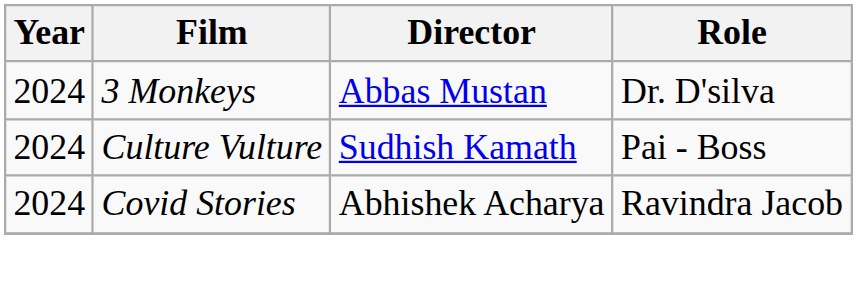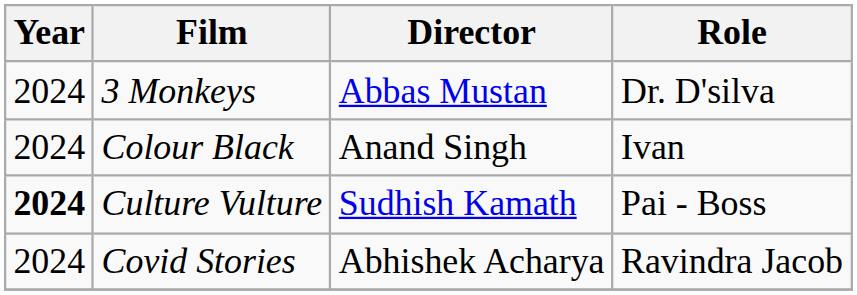+ row: (198, 146)
(49, 146) normal -> (49, 203) bold
